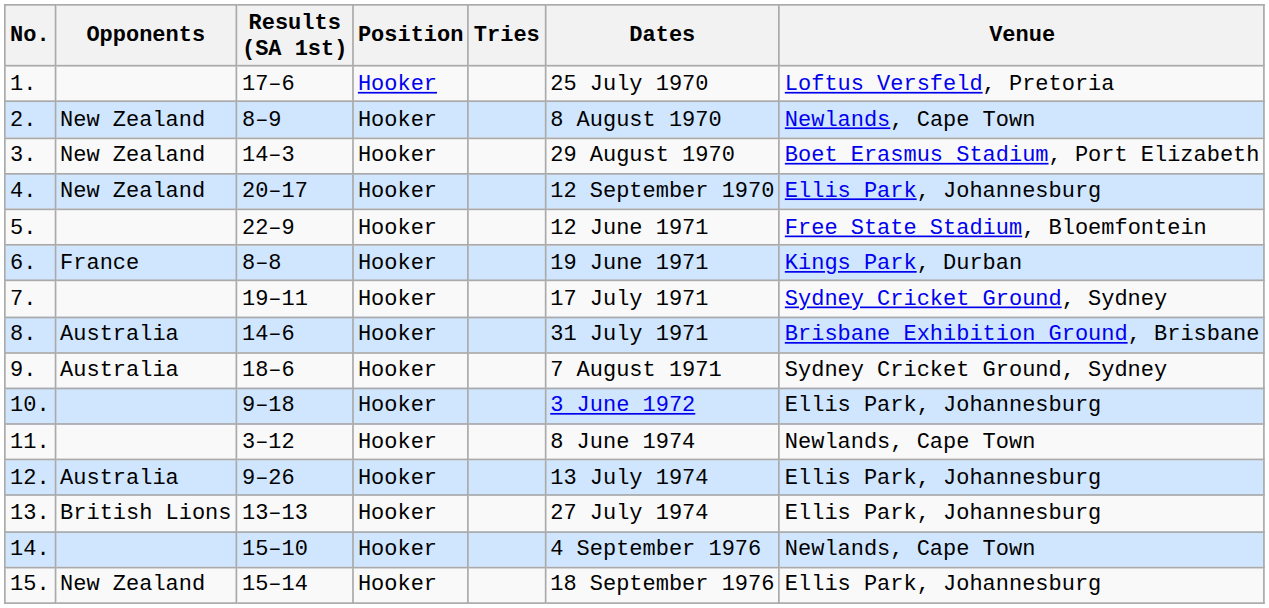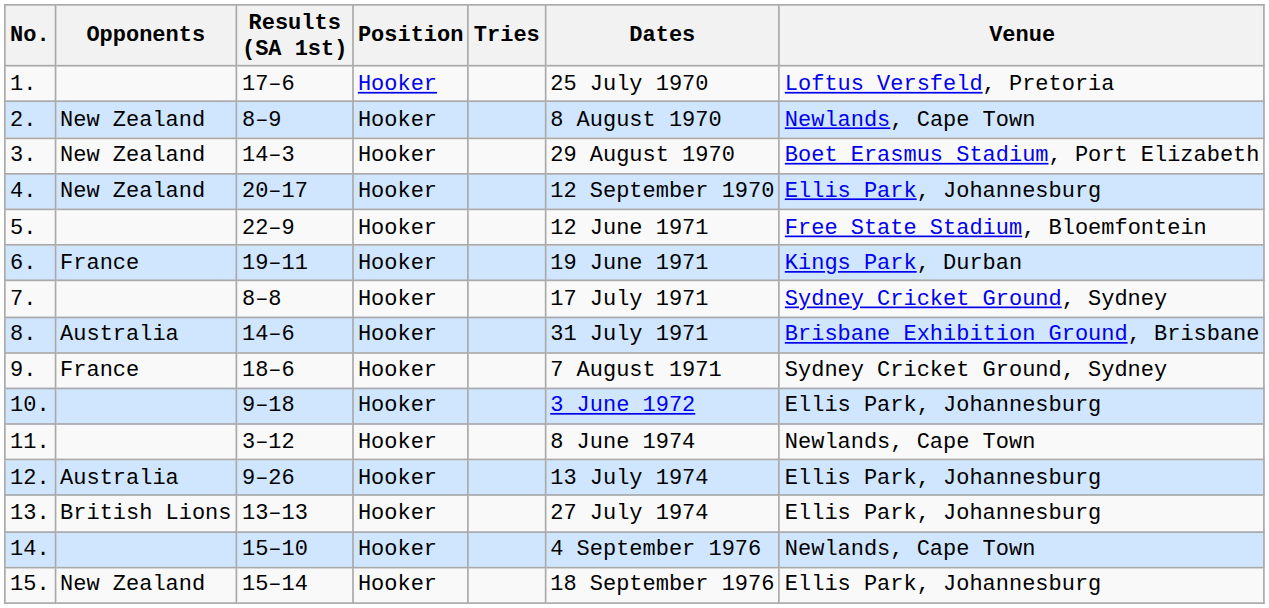(262, 263) 8–8 -> (275, 263) 19–11
(275, 299) 19–11 -> (262, 299) 8–8
(119, 370) Australia -> (100, 370) France
